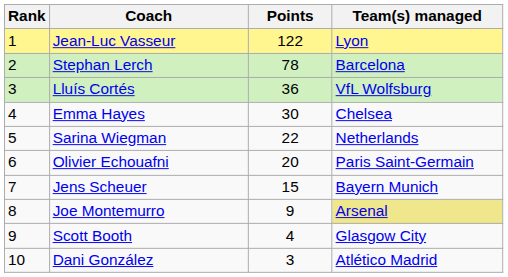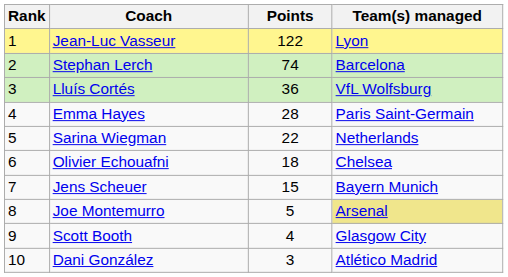(290, 65) 78 -> (290, 65) 74
(290, 114) 30 -> (290, 114) 28
(364, 114) Chelsea -> (405, 114) Paris Saint-Germain
(290, 162) 20 -> (290, 162) 18
(405, 162) Paris Saint-Germain -> (364, 162) Chelsea
(290, 211) 9 -> (290, 211) 5
